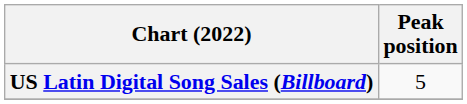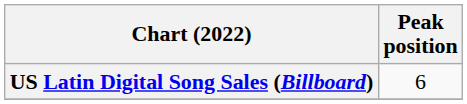(421, 81) 5 -> (421, 81) 6
